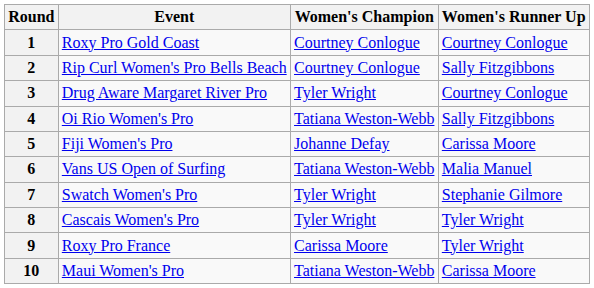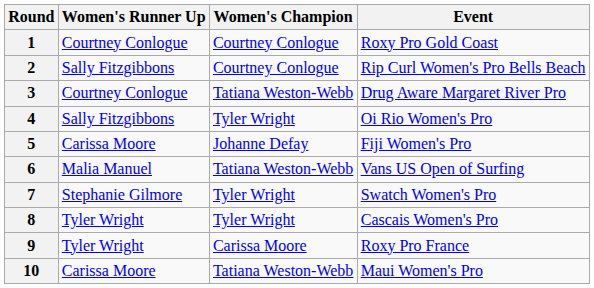columns swapped: (174, 17) <-> (514, 17)
(335, 93) Tyler Wright -> (283, 93) Tatiana Weston-Webb
(364, 118) Tatiana Weston-Webb -> (254, 118) Tyler Wright
